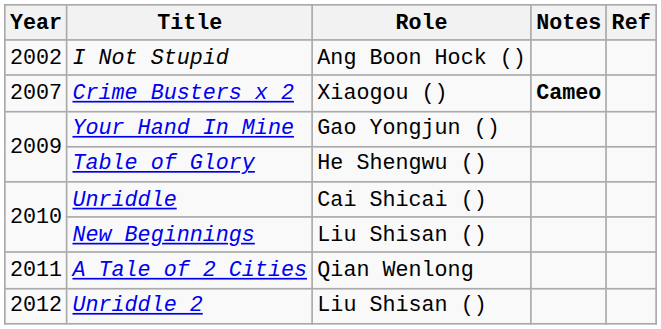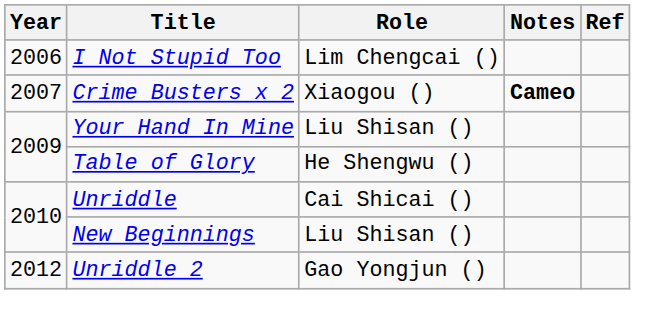- row: (151, 58)
+ row: (177, 58)
(409, 129) Gao Yongjun () -> (389, 129) Liu Shisan ()
- row: (190, 270)
(402, 306) Liu Shisan () -> (395, 270) Gao Yongjun ()
